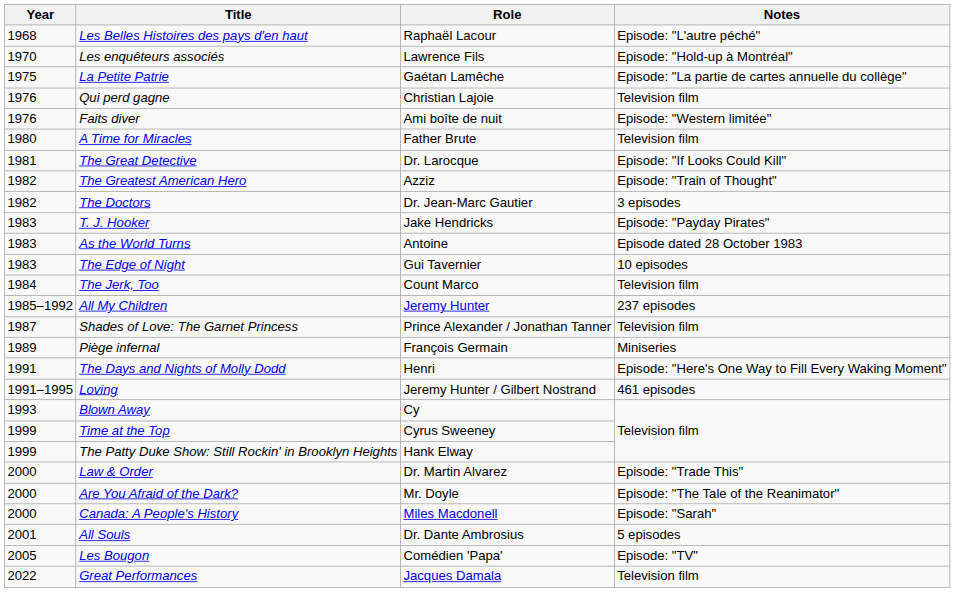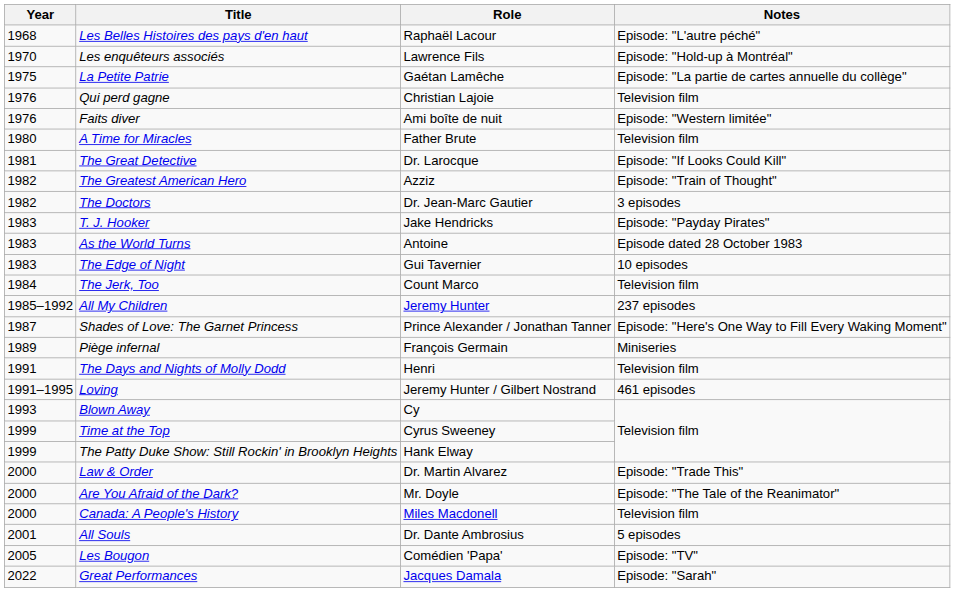(658, 327) Television film -> (782, 327) Episode: "Here's One Way to Fill Every Waking Moment"
(782, 368) Episode: "Here's One Way to Fill Every Waking Moment" -> (658, 368) Television film
(667, 514) Episode: "Sarah" -> (658, 514) Television film
(658, 576) Television film -> (667, 576) Episode: "Sarah"
